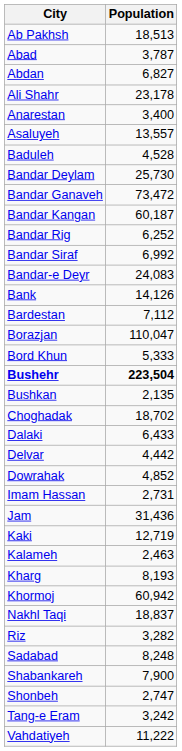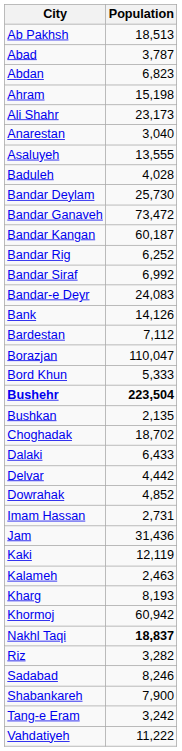(158, 74) 6,827 -> (158, 74) 6,823
+ row: (26, 94)
(155, 94) 23,178 -> (155, 114) 23,173
(158, 114) 3,400 -> (158, 134) 3,040
(155, 134) 13,557 -> (155, 154) 13,555
(158, 154) 4,528 -> (158, 174) 4,028
(155, 535) 12,719 -> (155, 555) 12,119
(155, 615) normal -> (155, 635) bold
(158, 656) 8,248 -> (158, 676) 8,246
- row: (33, 696)
